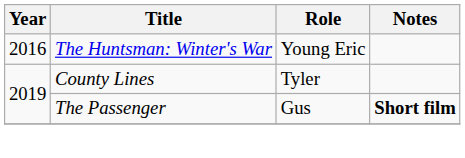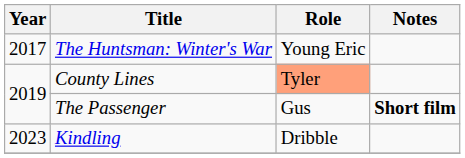(28, 49) 2016 -> (28, 49) 2017
(300, 78) no background -> (300, 78) lightsalmon background
+ row: (88, 138)
